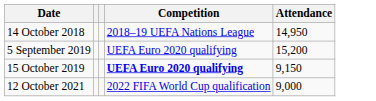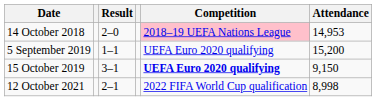+ column: (117, 13)
(180, 31) no background -> (217, 31) pink background
(292, 31) 14,950 -> (328, 31) 14,953
(289, 86) 9,000 -> (325, 86) 8,998
